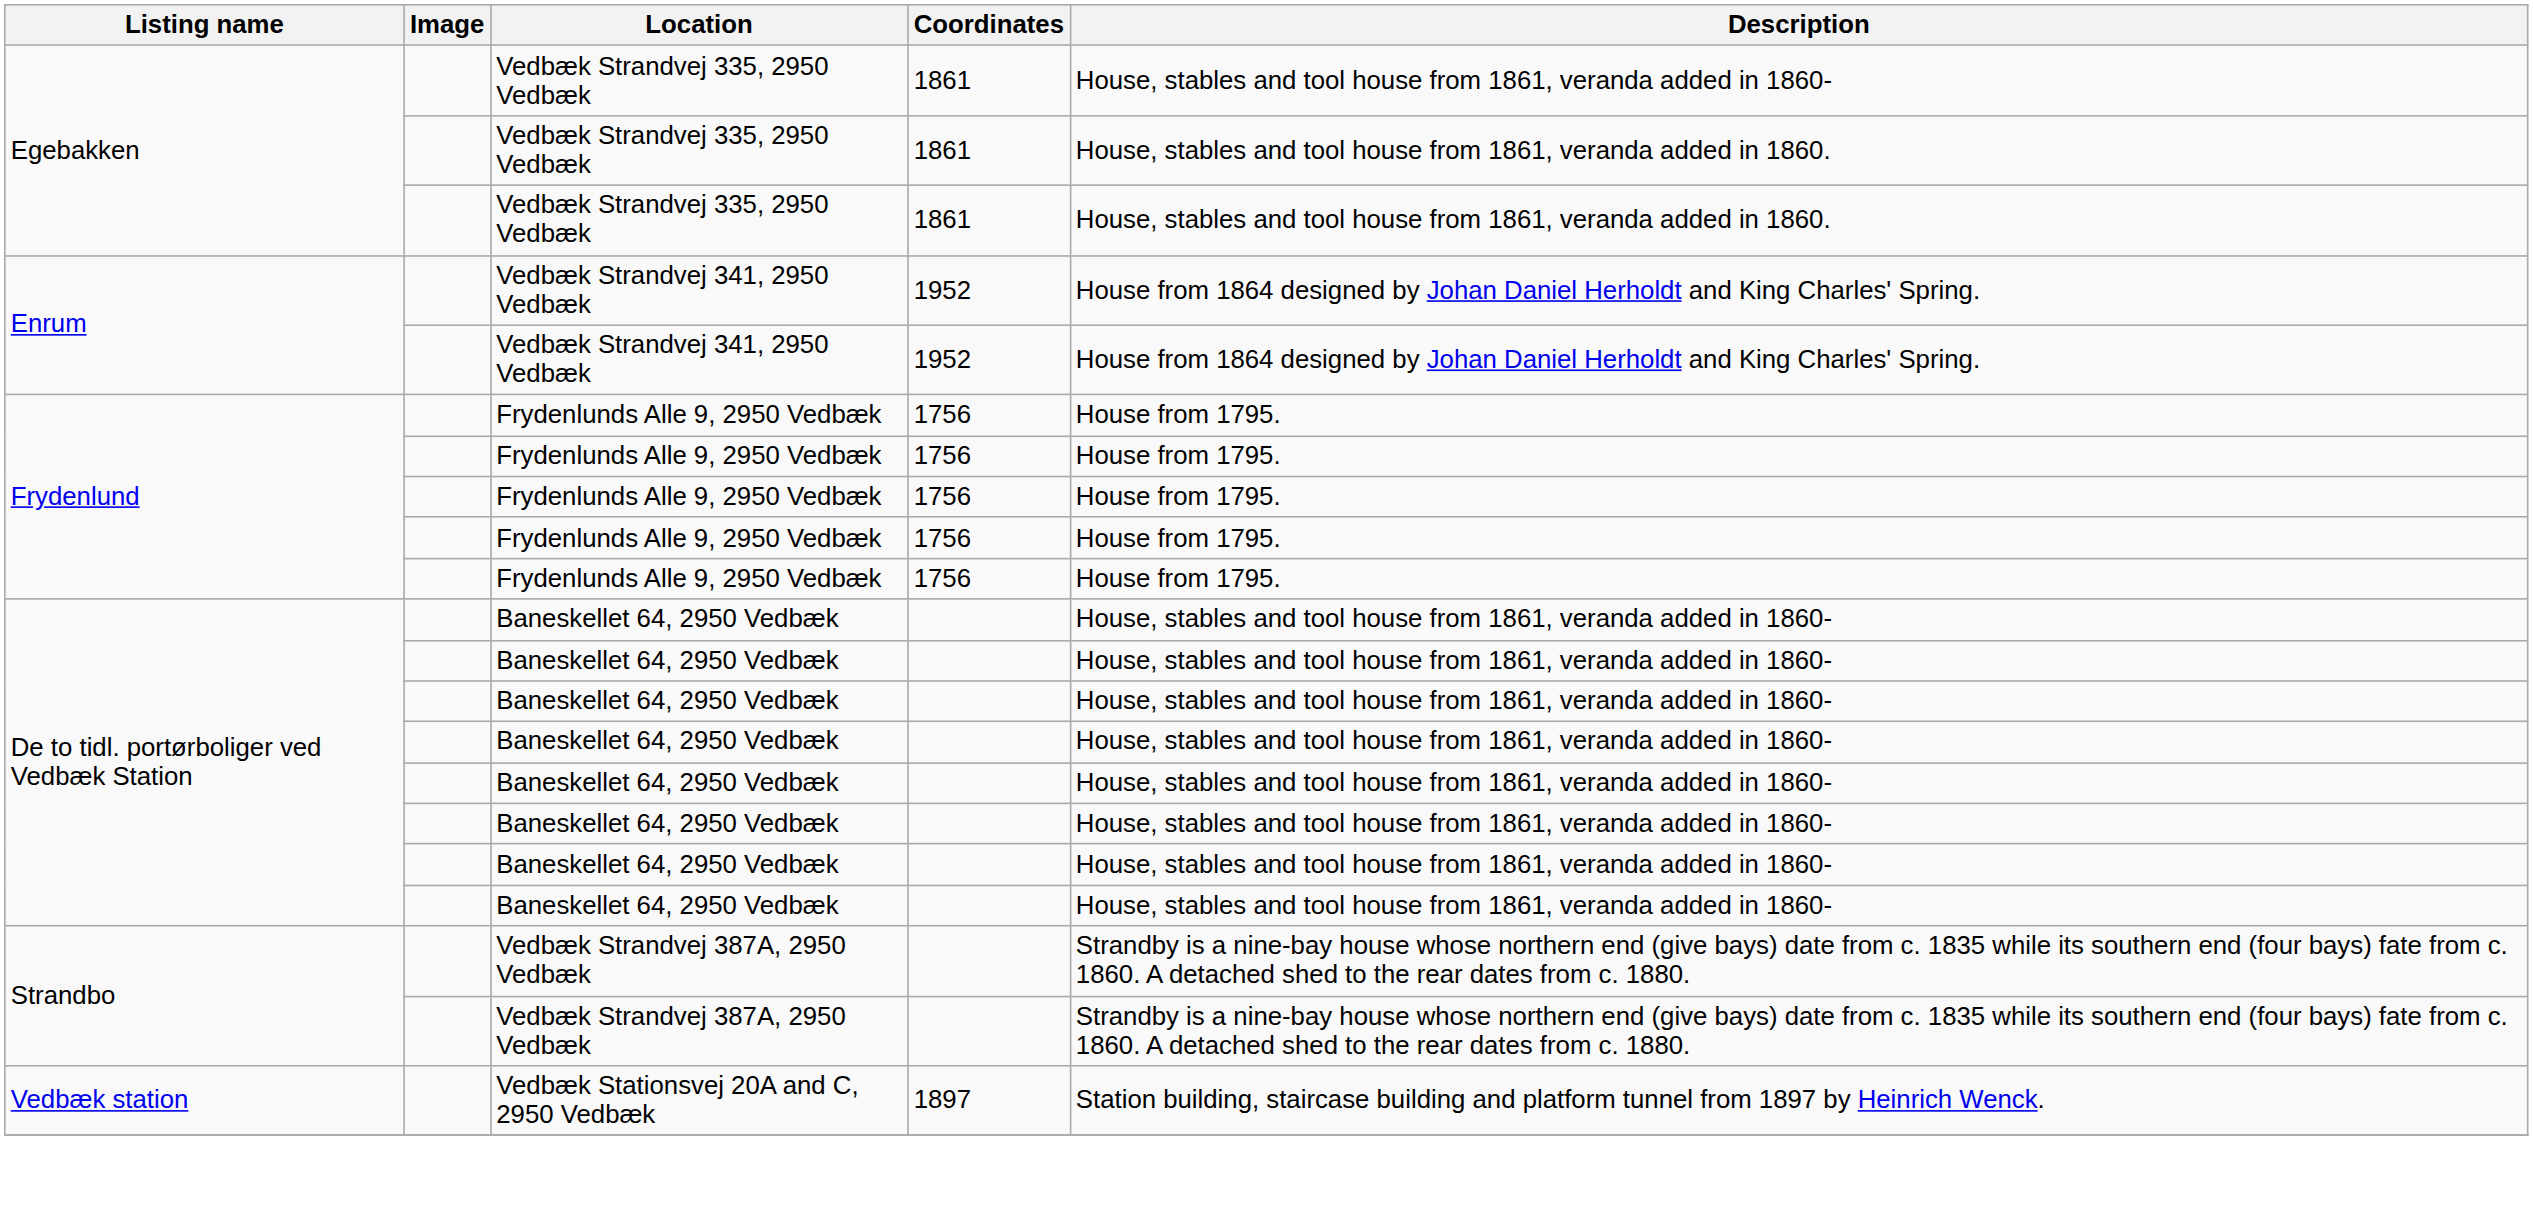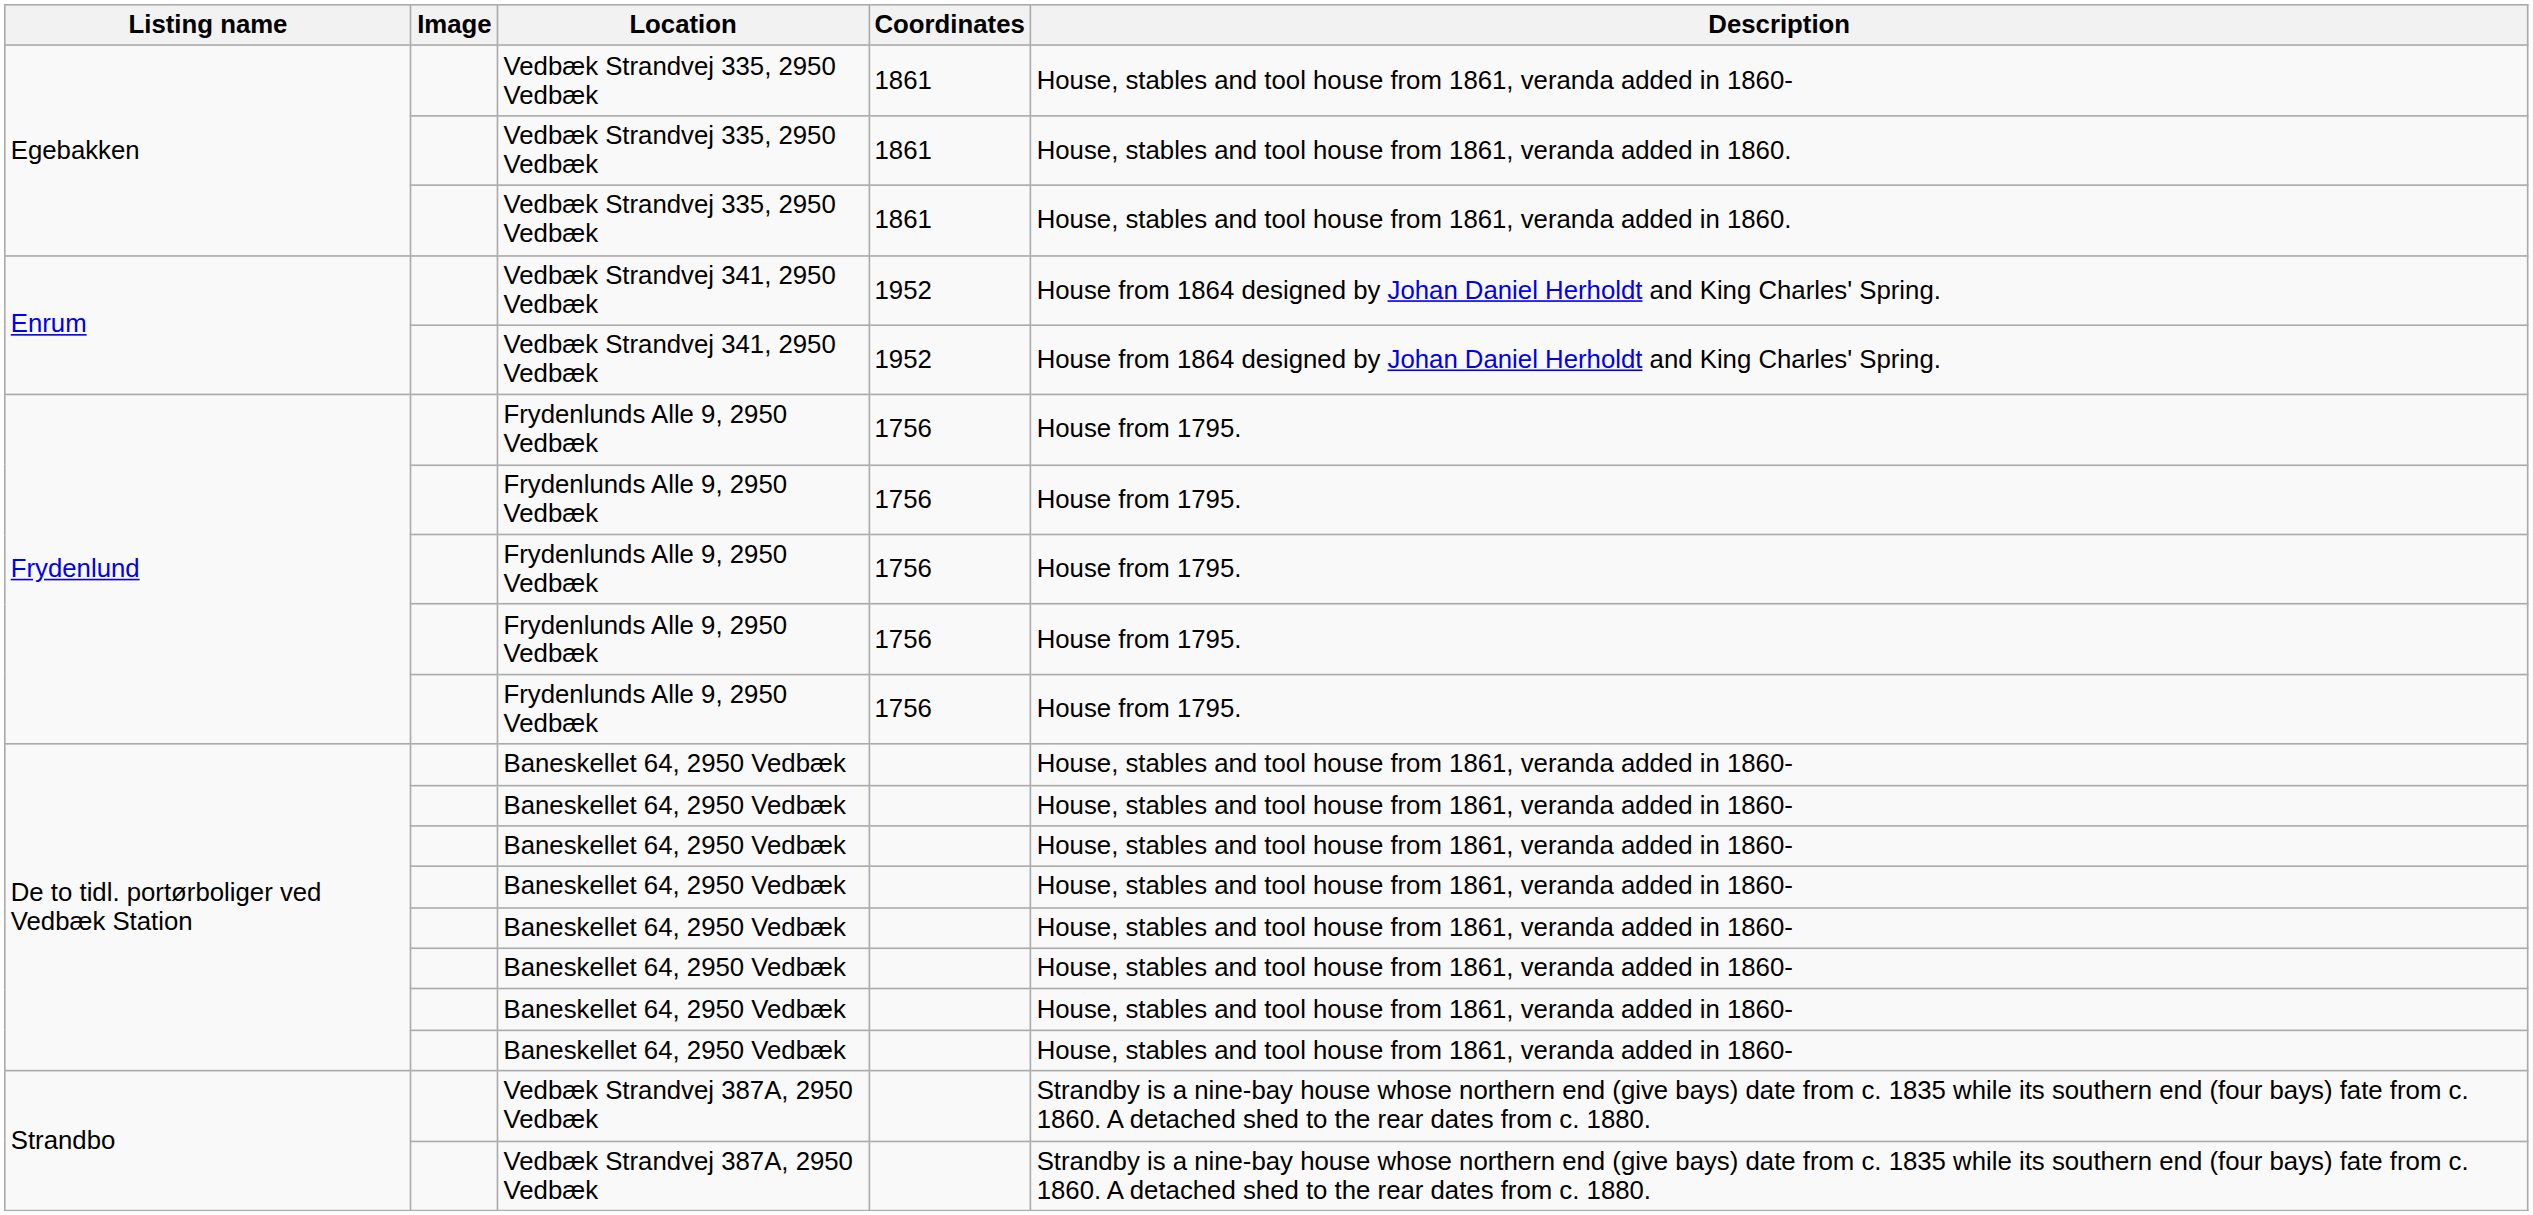- row: (100, 1100)
